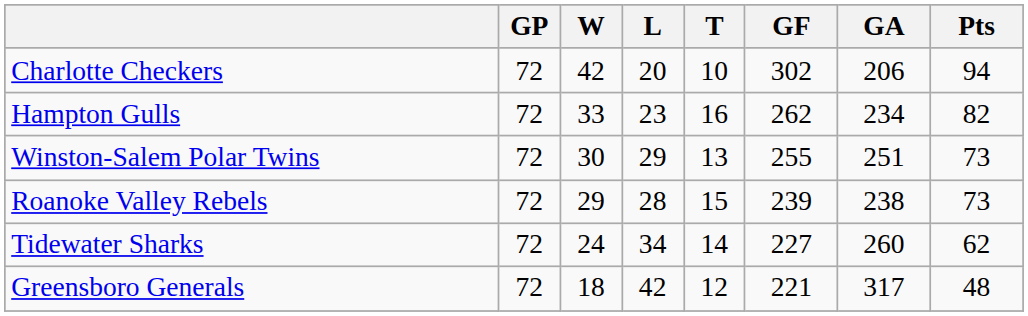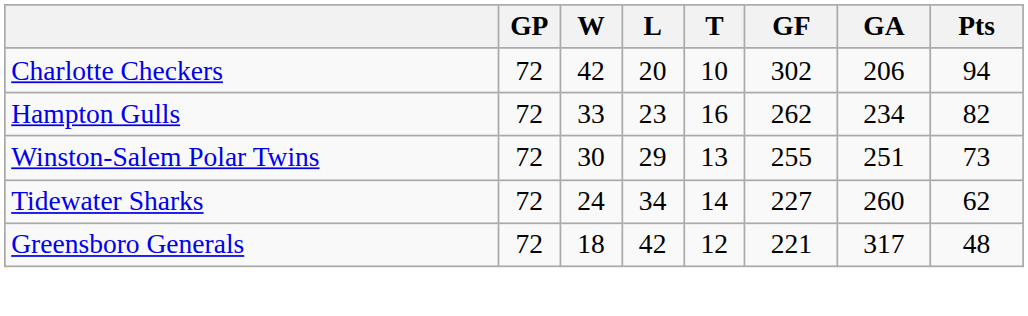- row: (139, 200)
